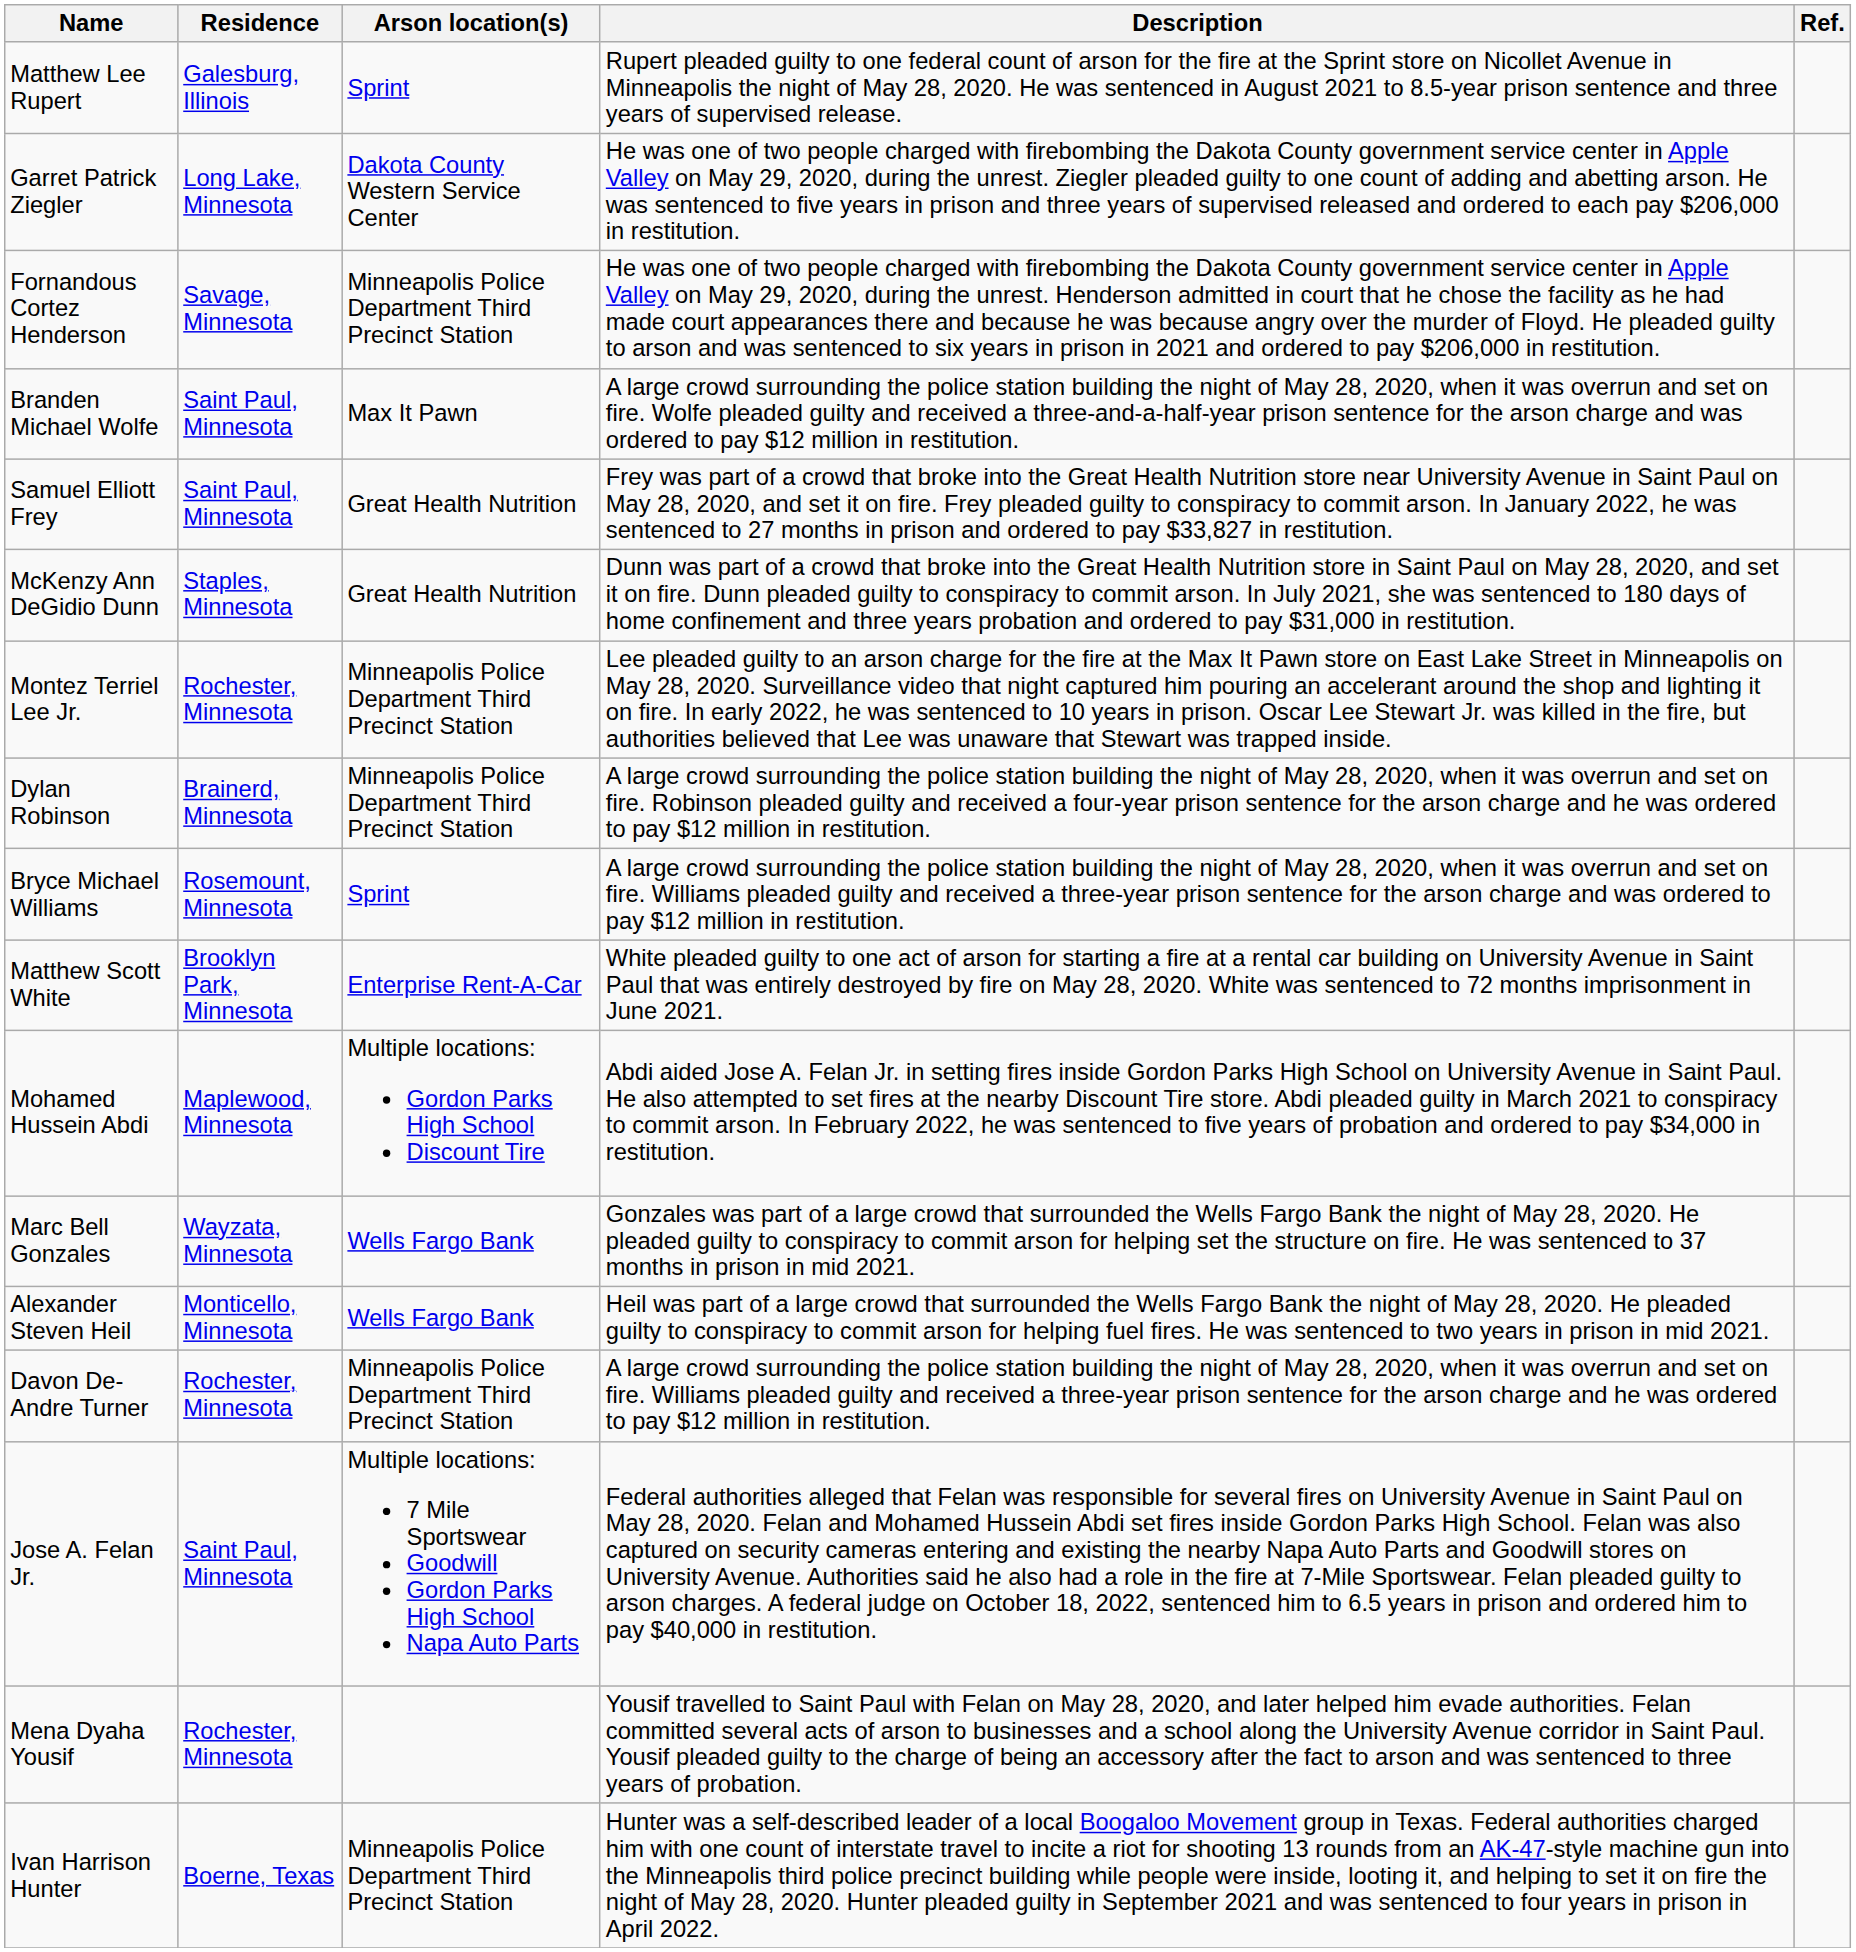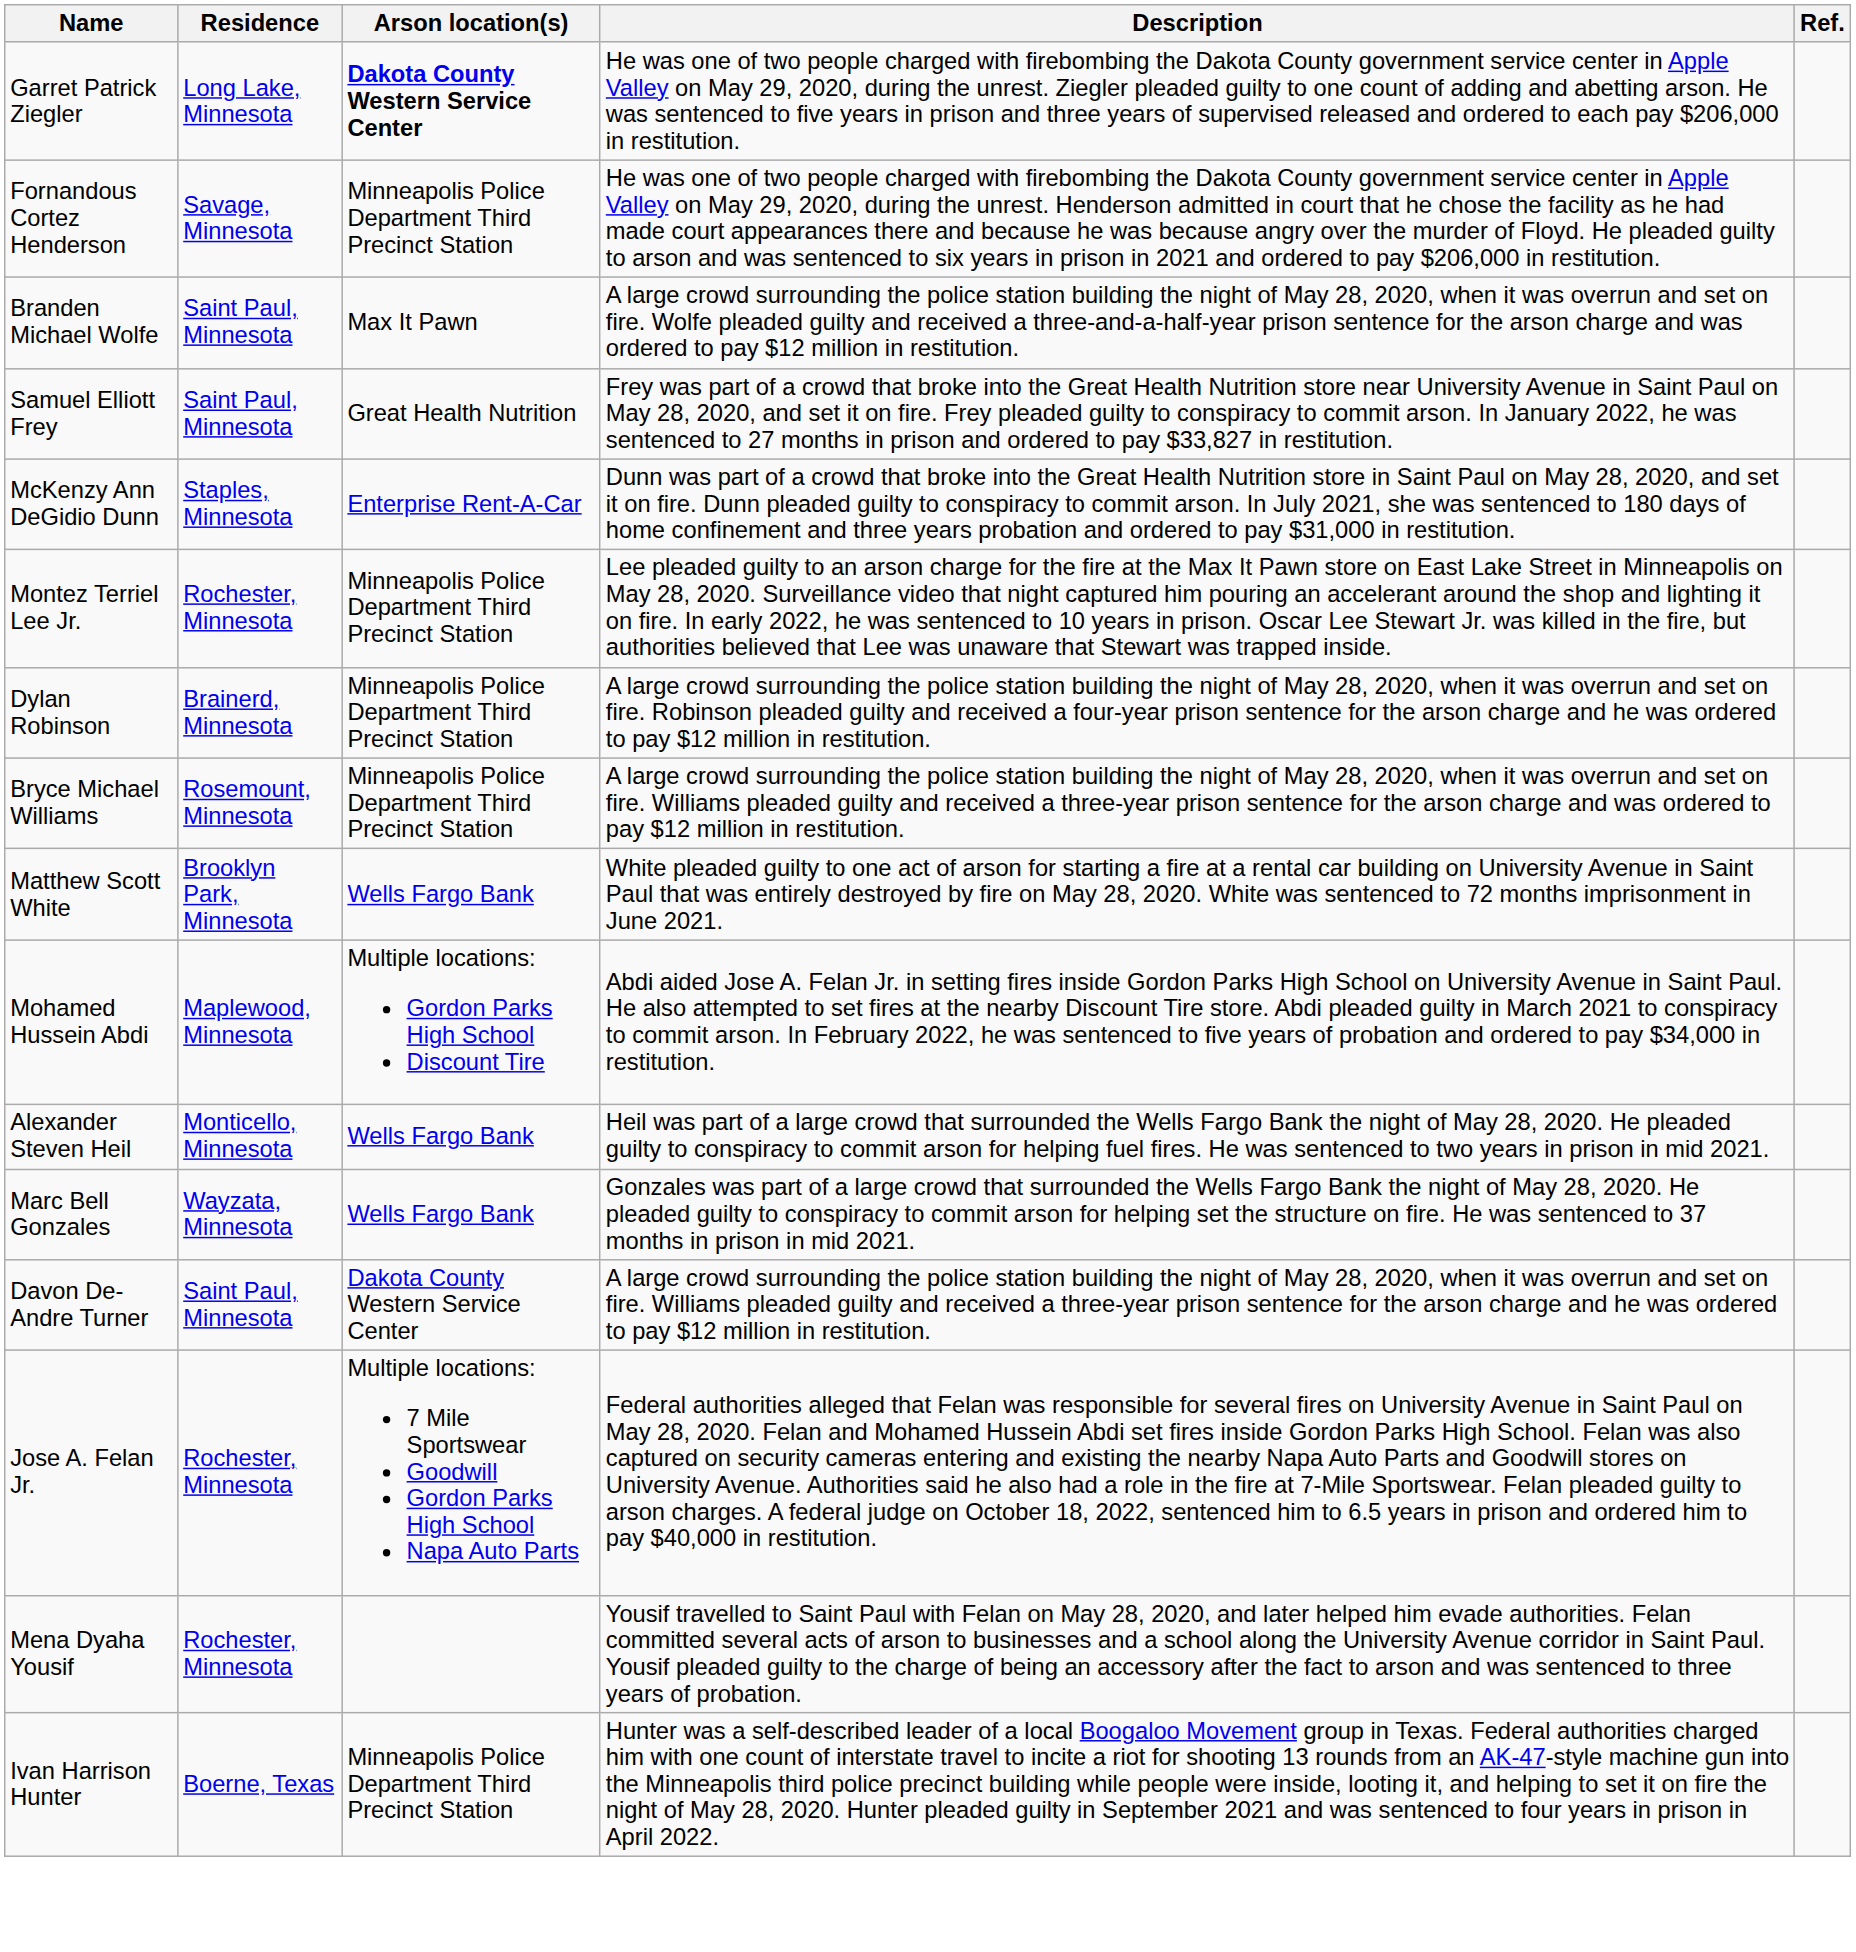- row: (78, 87)
(434, 191) normal -> (439, 100) bold
(462, 594) Great Health Nutrition -> (465, 504) Enterprise Rent-A-Car
(378, 894) Sprint -> (446, 803) Minneapolis Police Department Third Precinct Station
(465, 984) Enterprise Rent-A-Car -> (441, 894) Wells Fargo Bank
rows swapped: (71, 1318) <-> (60, 1240)
(240, 1395) Rochester, Minnesota -> (240, 1304) Saint Paul, Minnesota
(446, 1395) Minneapolis Police Department Third Precinct Station -> (434, 1304) Dakota County Western Service Center
(240, 1563) Saint Paul, Minnesota -> (240, 1472) Rochester, Minnesota
